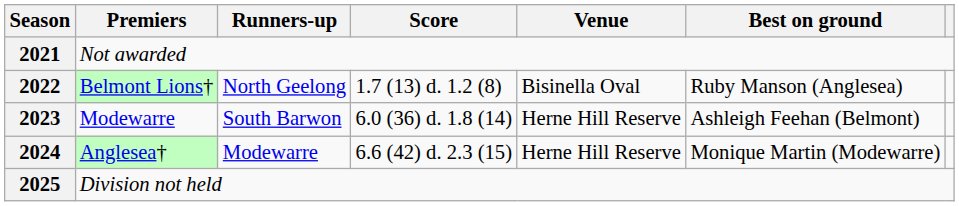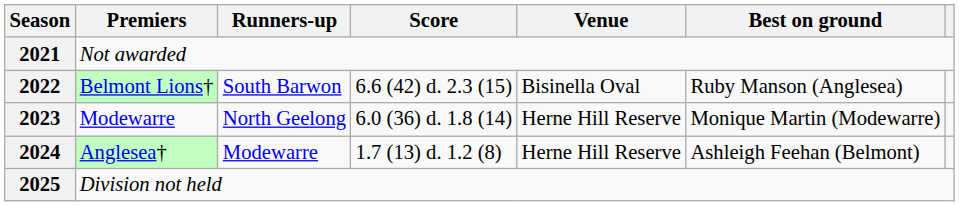(284, 86) North Geelong -> (282, 86) South Barwon
(429, 86) 1.7 (13) d. 1.2 (8) -> (434, 86) 6.6 (42) d. 2.3 (15)
(282, 119) South Barwon -> (284, 119) North Geelong
(805, 119) Ashleigh Feehan (Belmont) -> (815, 119) Monique Martin (Modewarre)
(434, 151) 6.6 (42) d. 2.3 (15) -> (429, 151) 1.7 (13) d. 1.2 (8)
(815, 151) Monique Martin (Modewarre) -> (805, 151) Ashleigh Feehan (Belmont)
